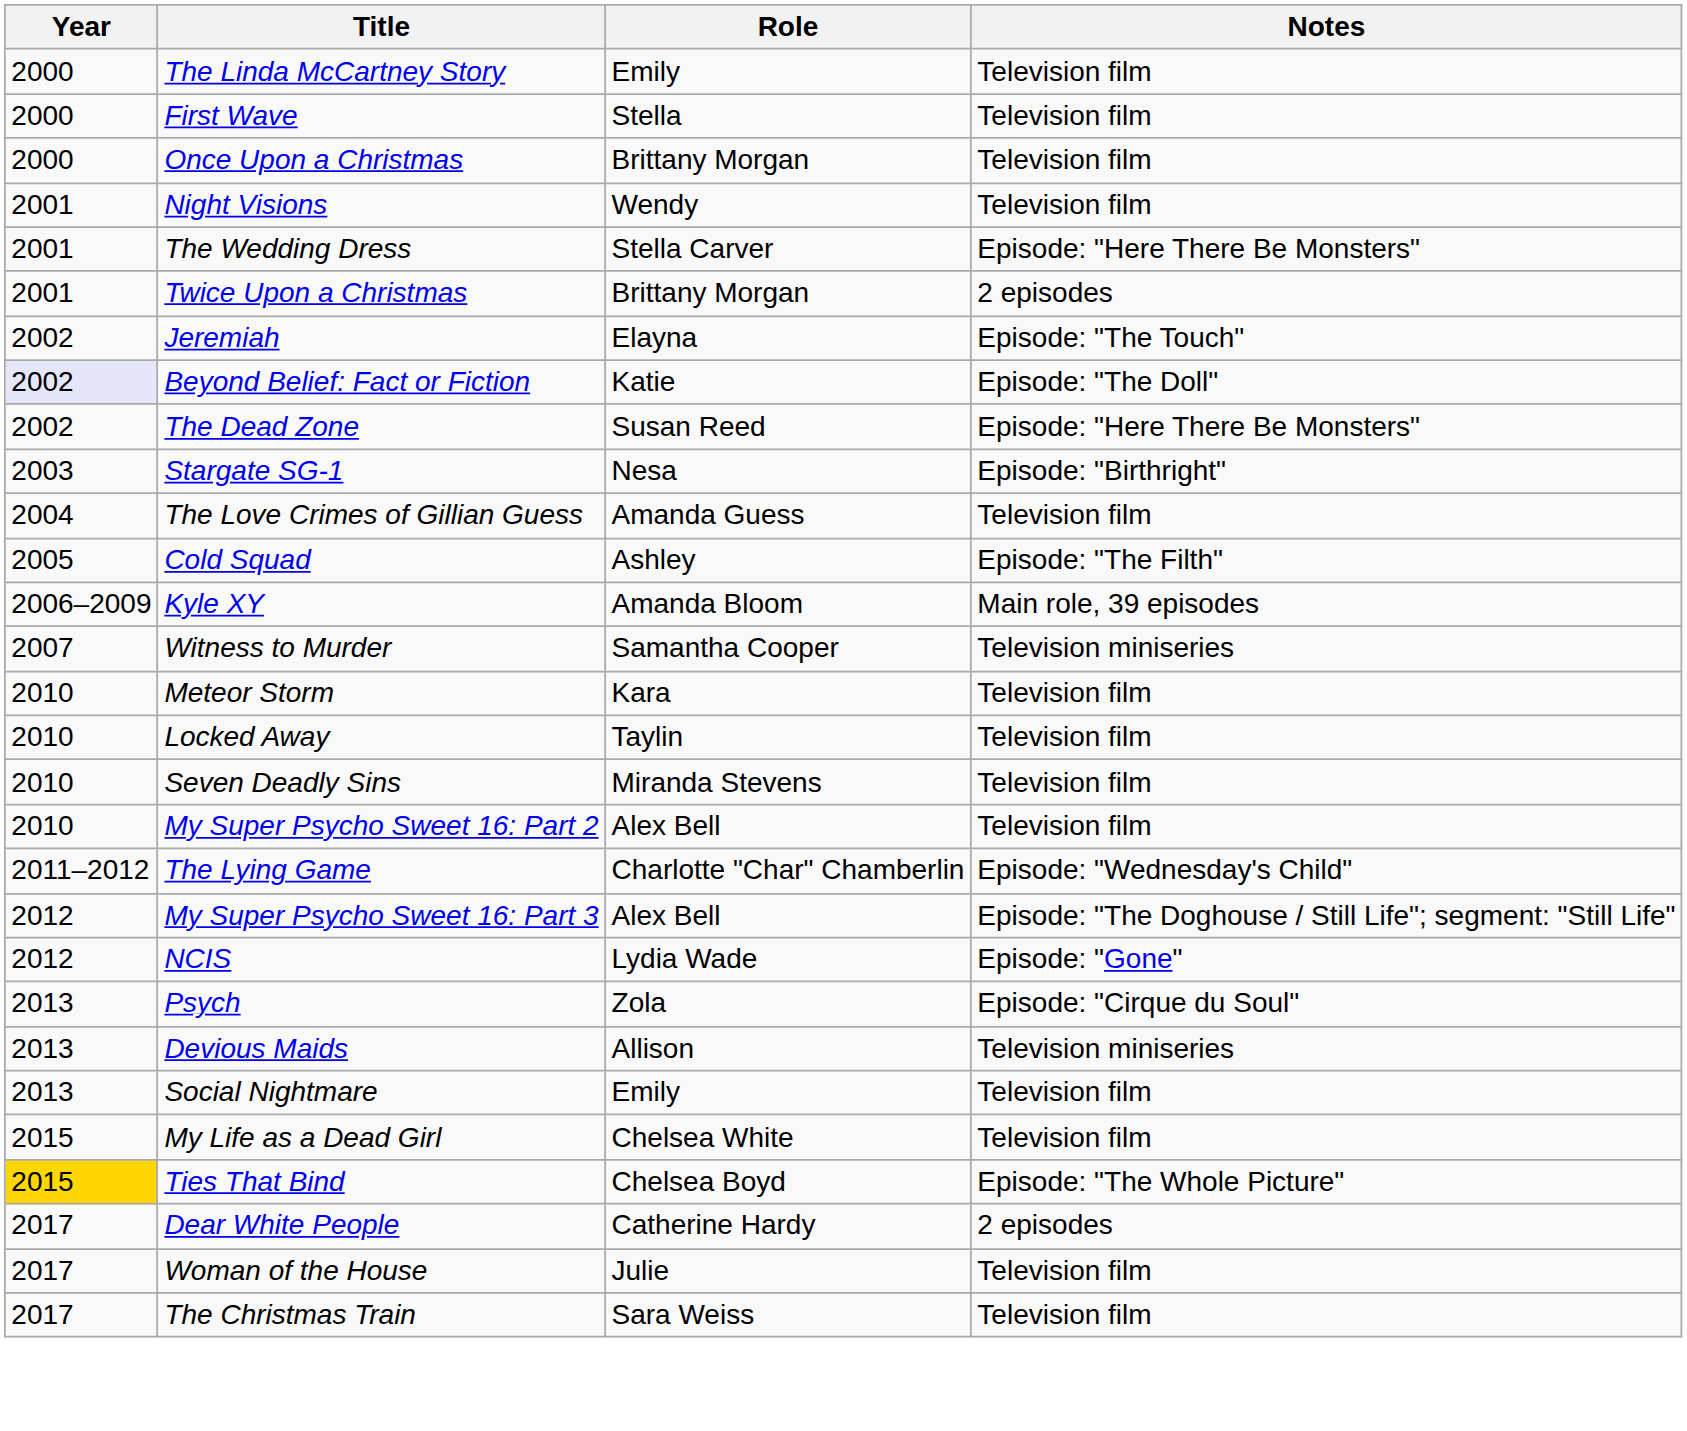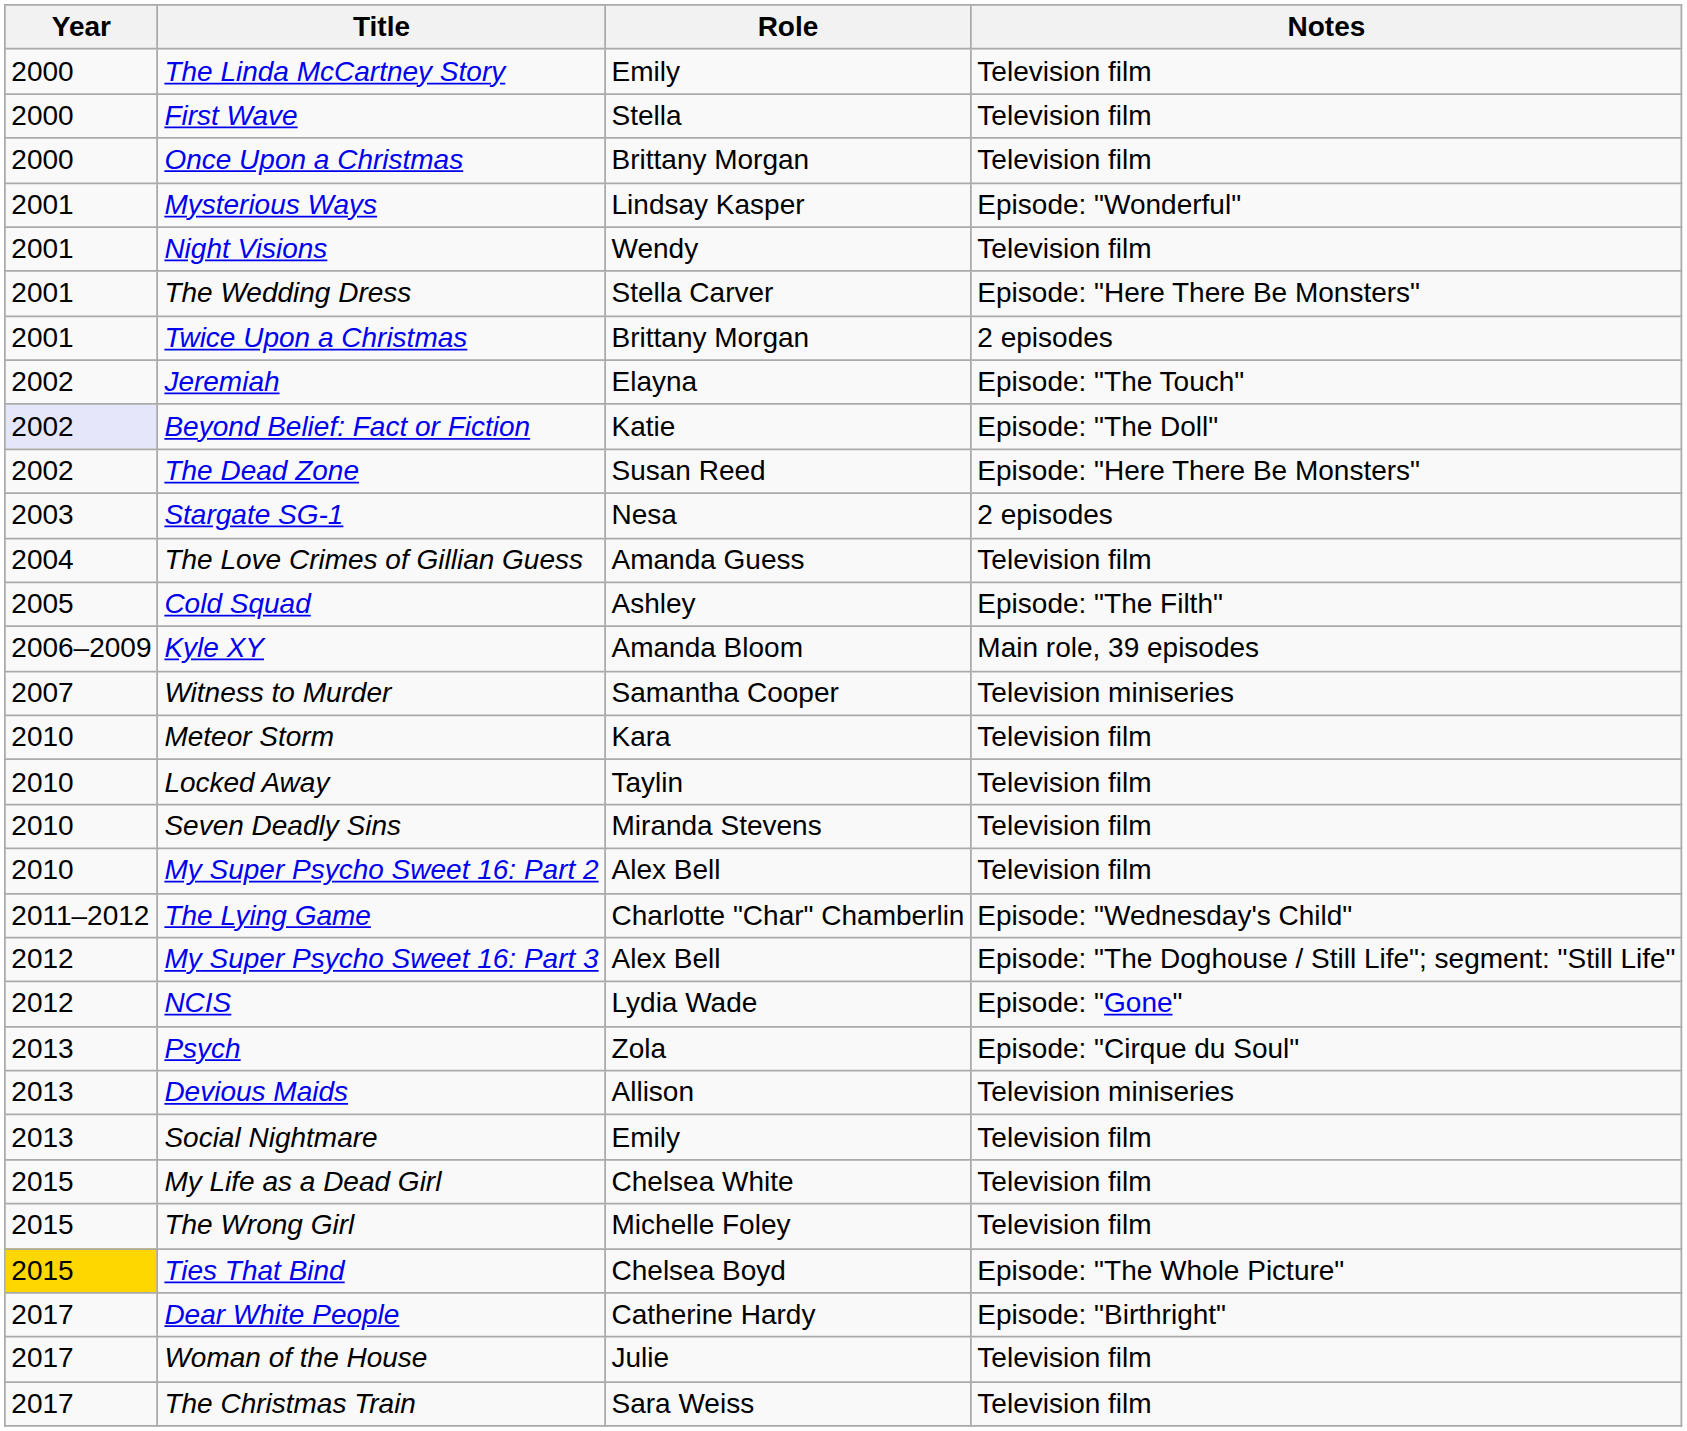+ row: (271, 204)
(1102, 470) Episode: "Birthright" -> (1045, 515) 2 episodes
+ row: (259, 1225)
(1045, 1225) 2 episodes -> (1102, 1314) Episode: "Birthright"
